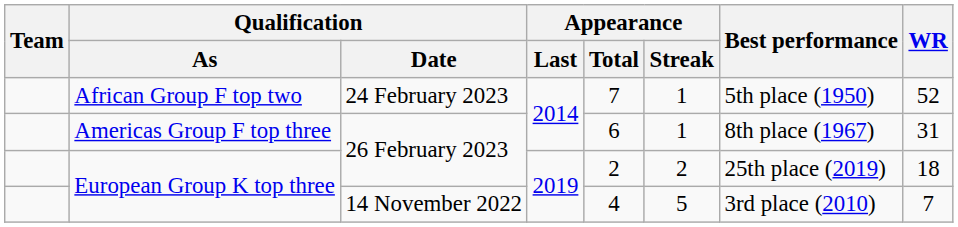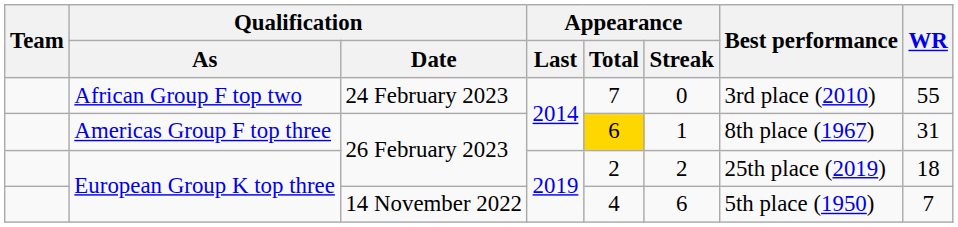(682, 95) 1 -> (682, 95) 0
(799, 95) 5th place (1950) -> (800, 95) 3rd place (2010)
(928, 95) 52 -> (928, 95) 55
(614, 131) no background -> (614, 131) gold background
(682, 204) 5 -> (682, 204) 6
(800, 204) 3rd place (2010) -> (799, 204) 5th place (1950)
